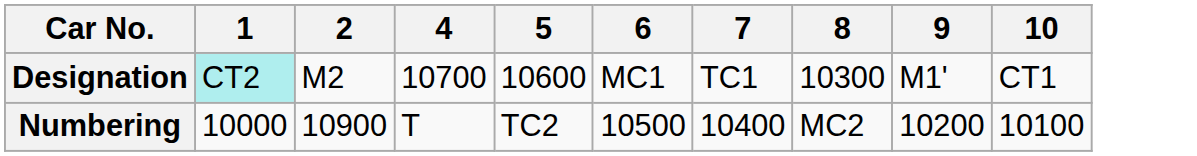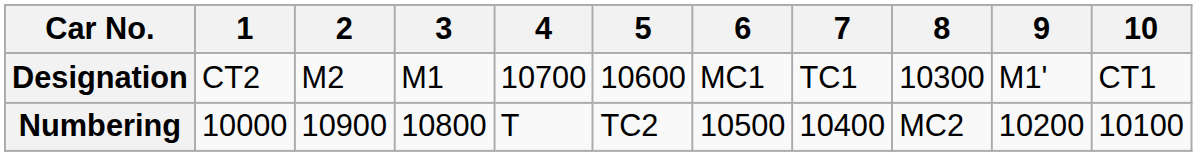+ column: (444, 28)
(231, 77) paleturquoise background -> (231, 77) no background
